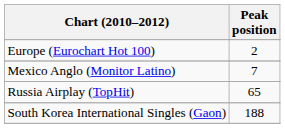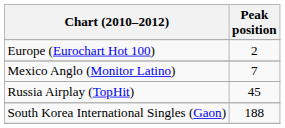(254, 92) 65 -> (254, 92) 45
